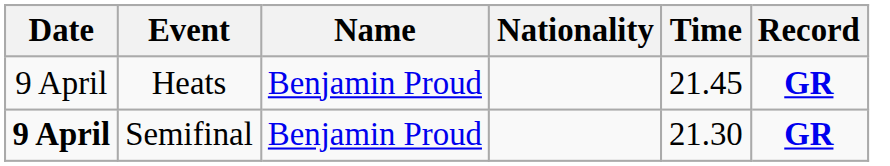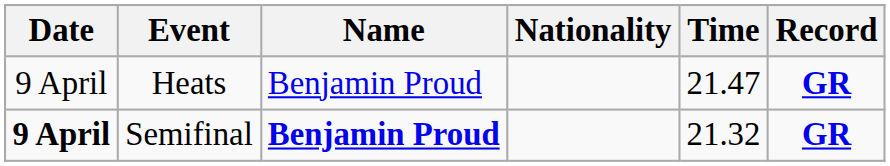(706, 82) 21.45 -> (724, 82) 21.47
(375, 134) normal -> (384, 134) bold
(706, 134) 21.30 -> (724, 134) 21.32
